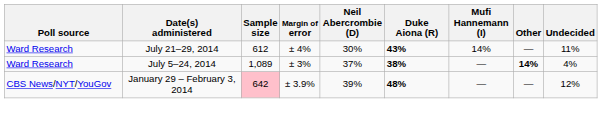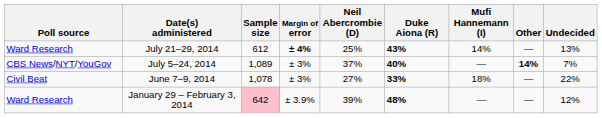(300, 48) normal -> (300, 48) bold
(352, 48) 30% -> (352, 48) 25%
(570, 48) 11% -> (570, 48) 13%
(40, 64) Ward Research -> (59, 64) CBS News/NYT/YouGov
(396, 64) 38% -> (396, 64) 40%
(570, 64) 4% -> (570, 64) 7%
+ row: (182, 79)
(59, 84) CBS News/NYT/YouGov -> (40, 100) Ward Research
